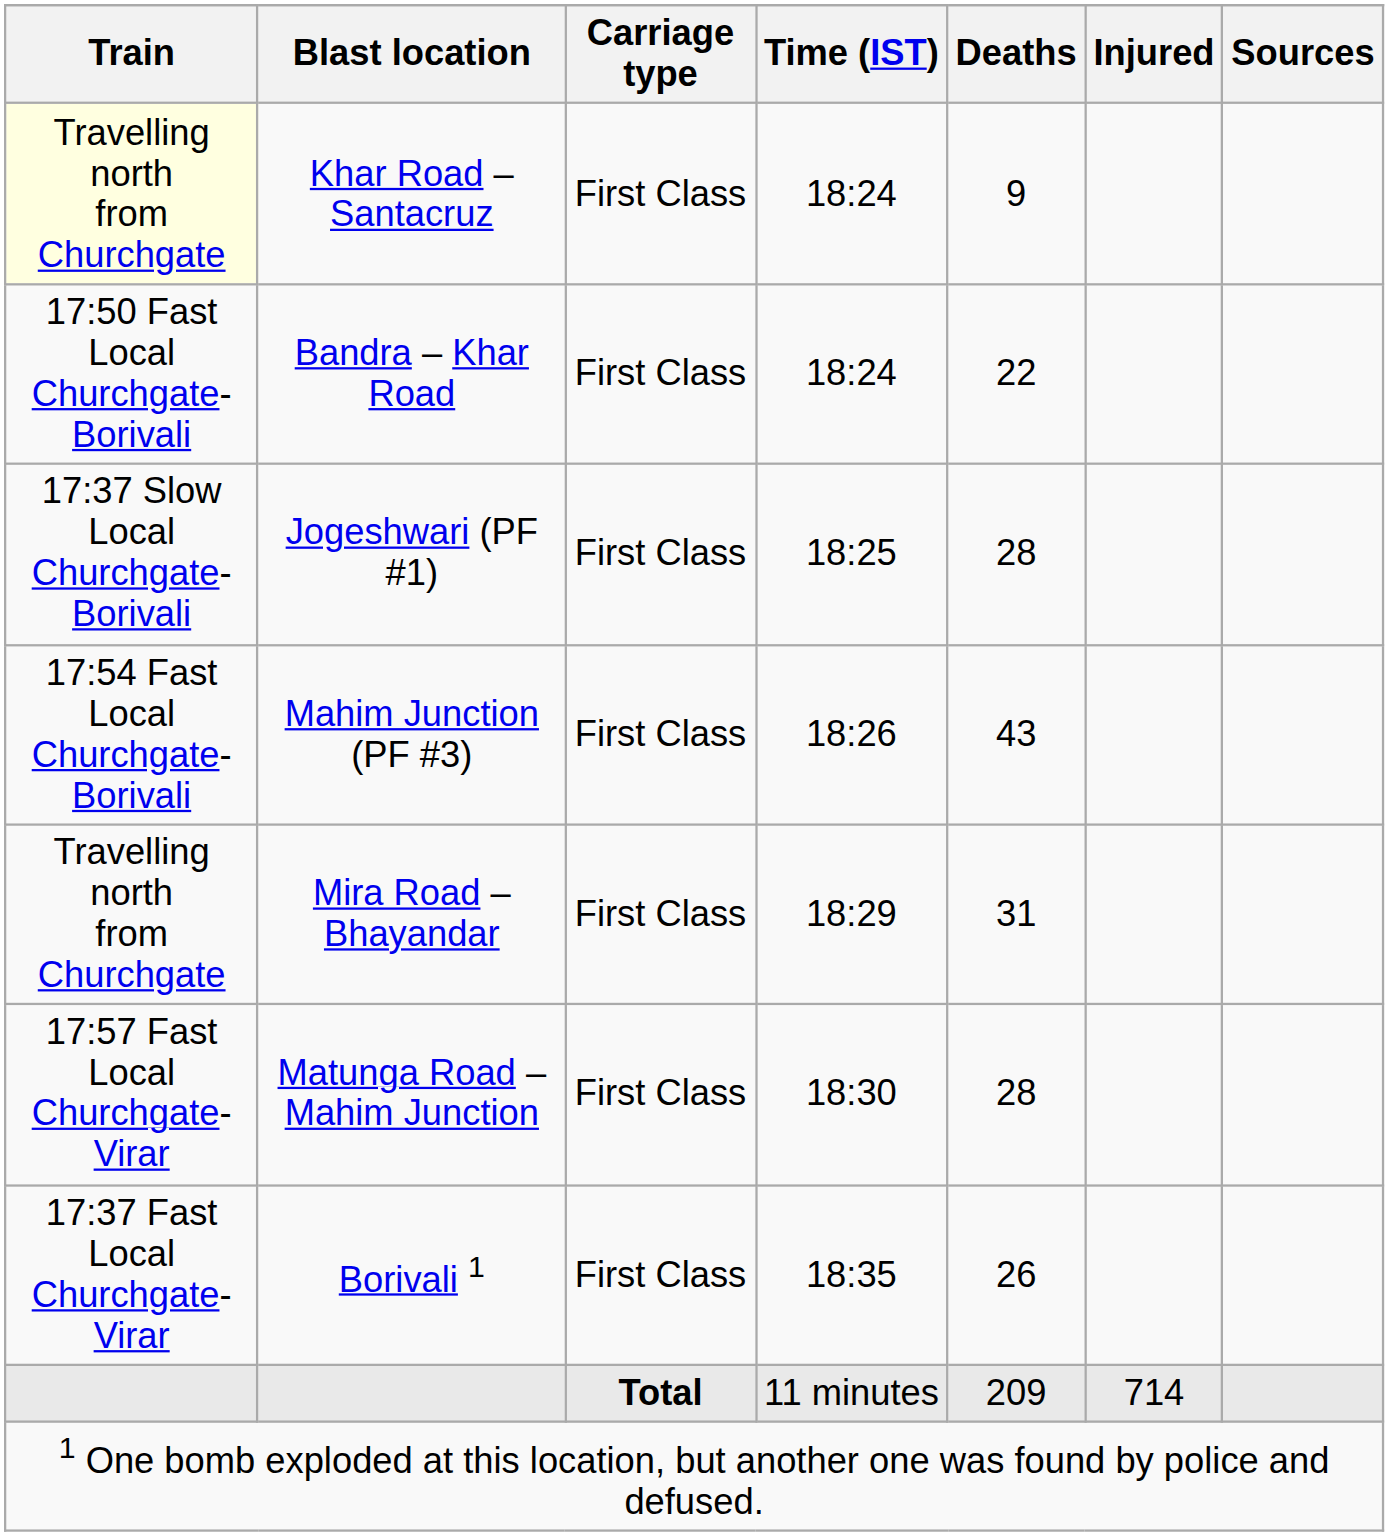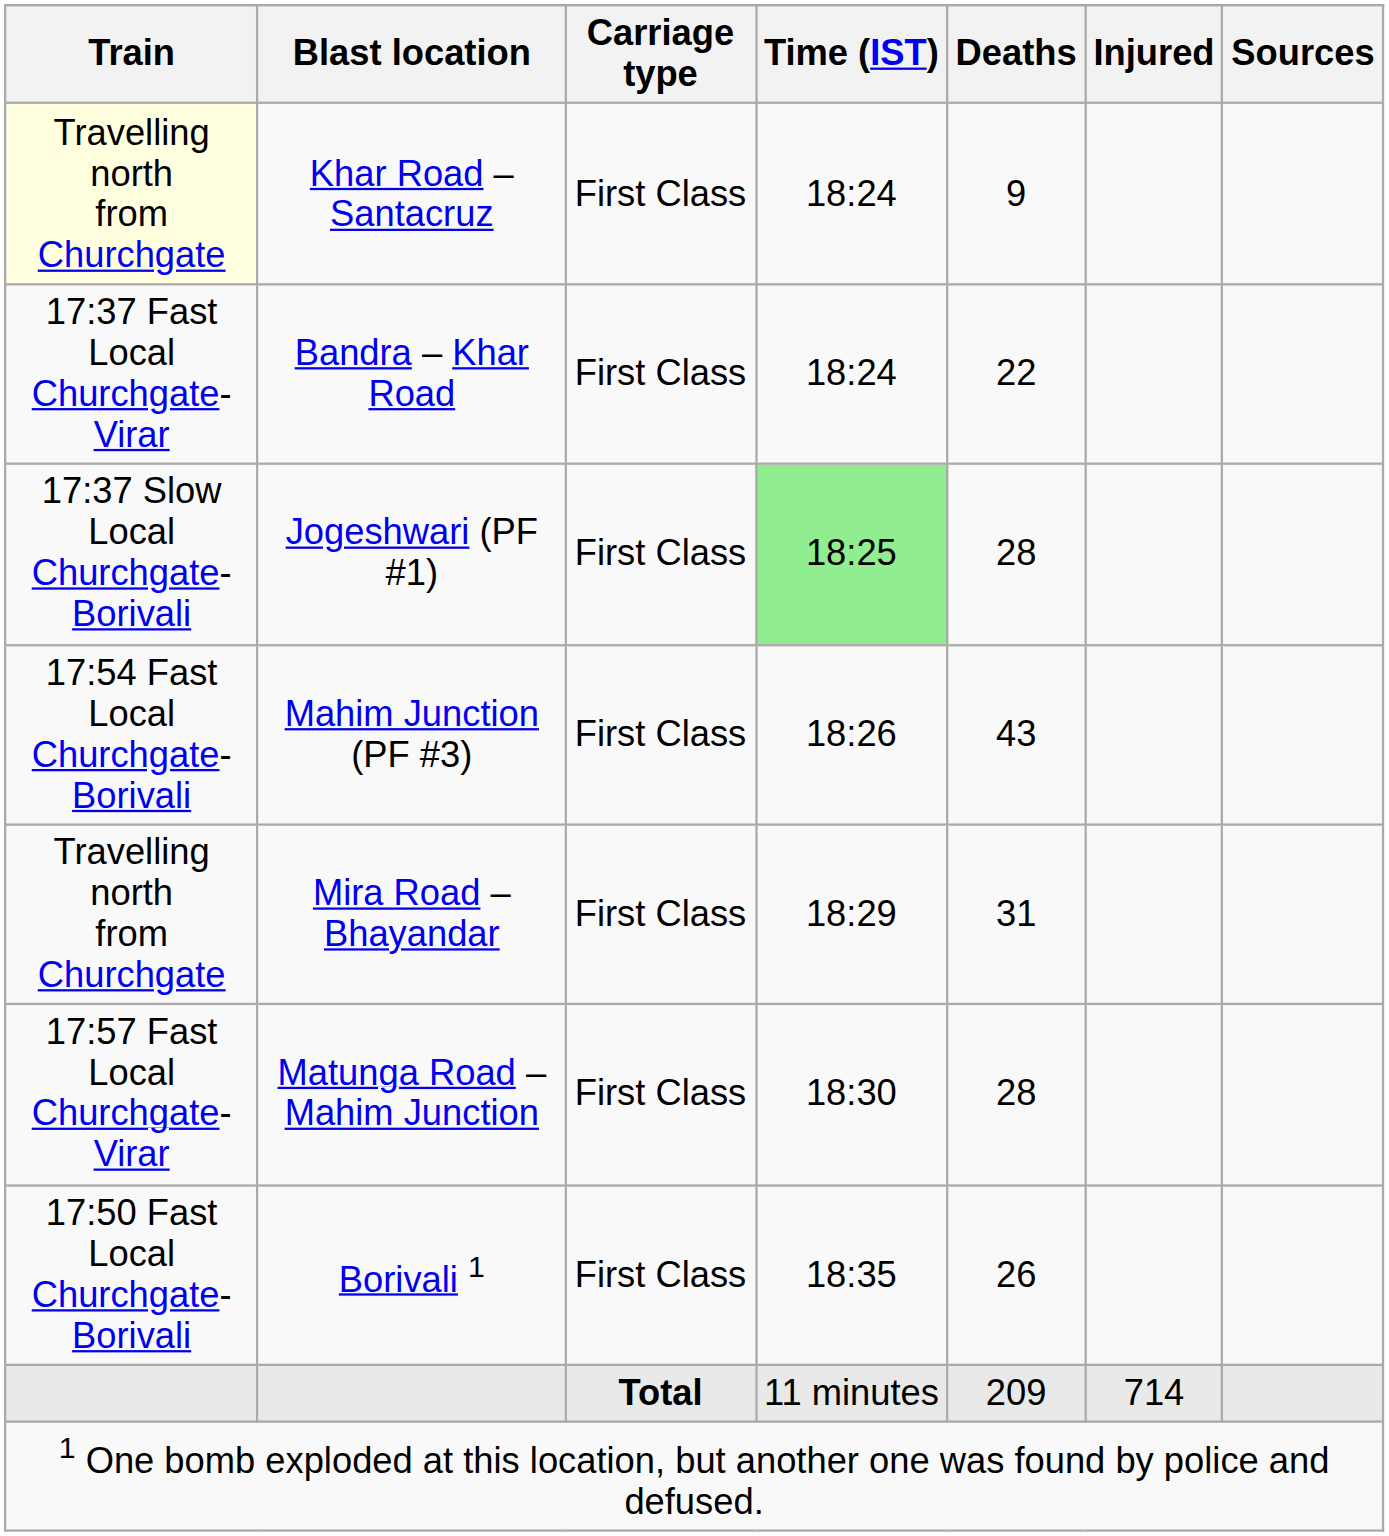(132, 373) 17:50 Fast Local Churchgate-Borivali -> (132, 373) 17:37 Fast Local Churchgate-Virar
(851, 553) no background -> (851, 553) lightgreen background
(132, 1274) 17:37 Fast Local Churchgate-Virar -> (132, 1274) 17:50 Fast Local Churchgate-Borivali
